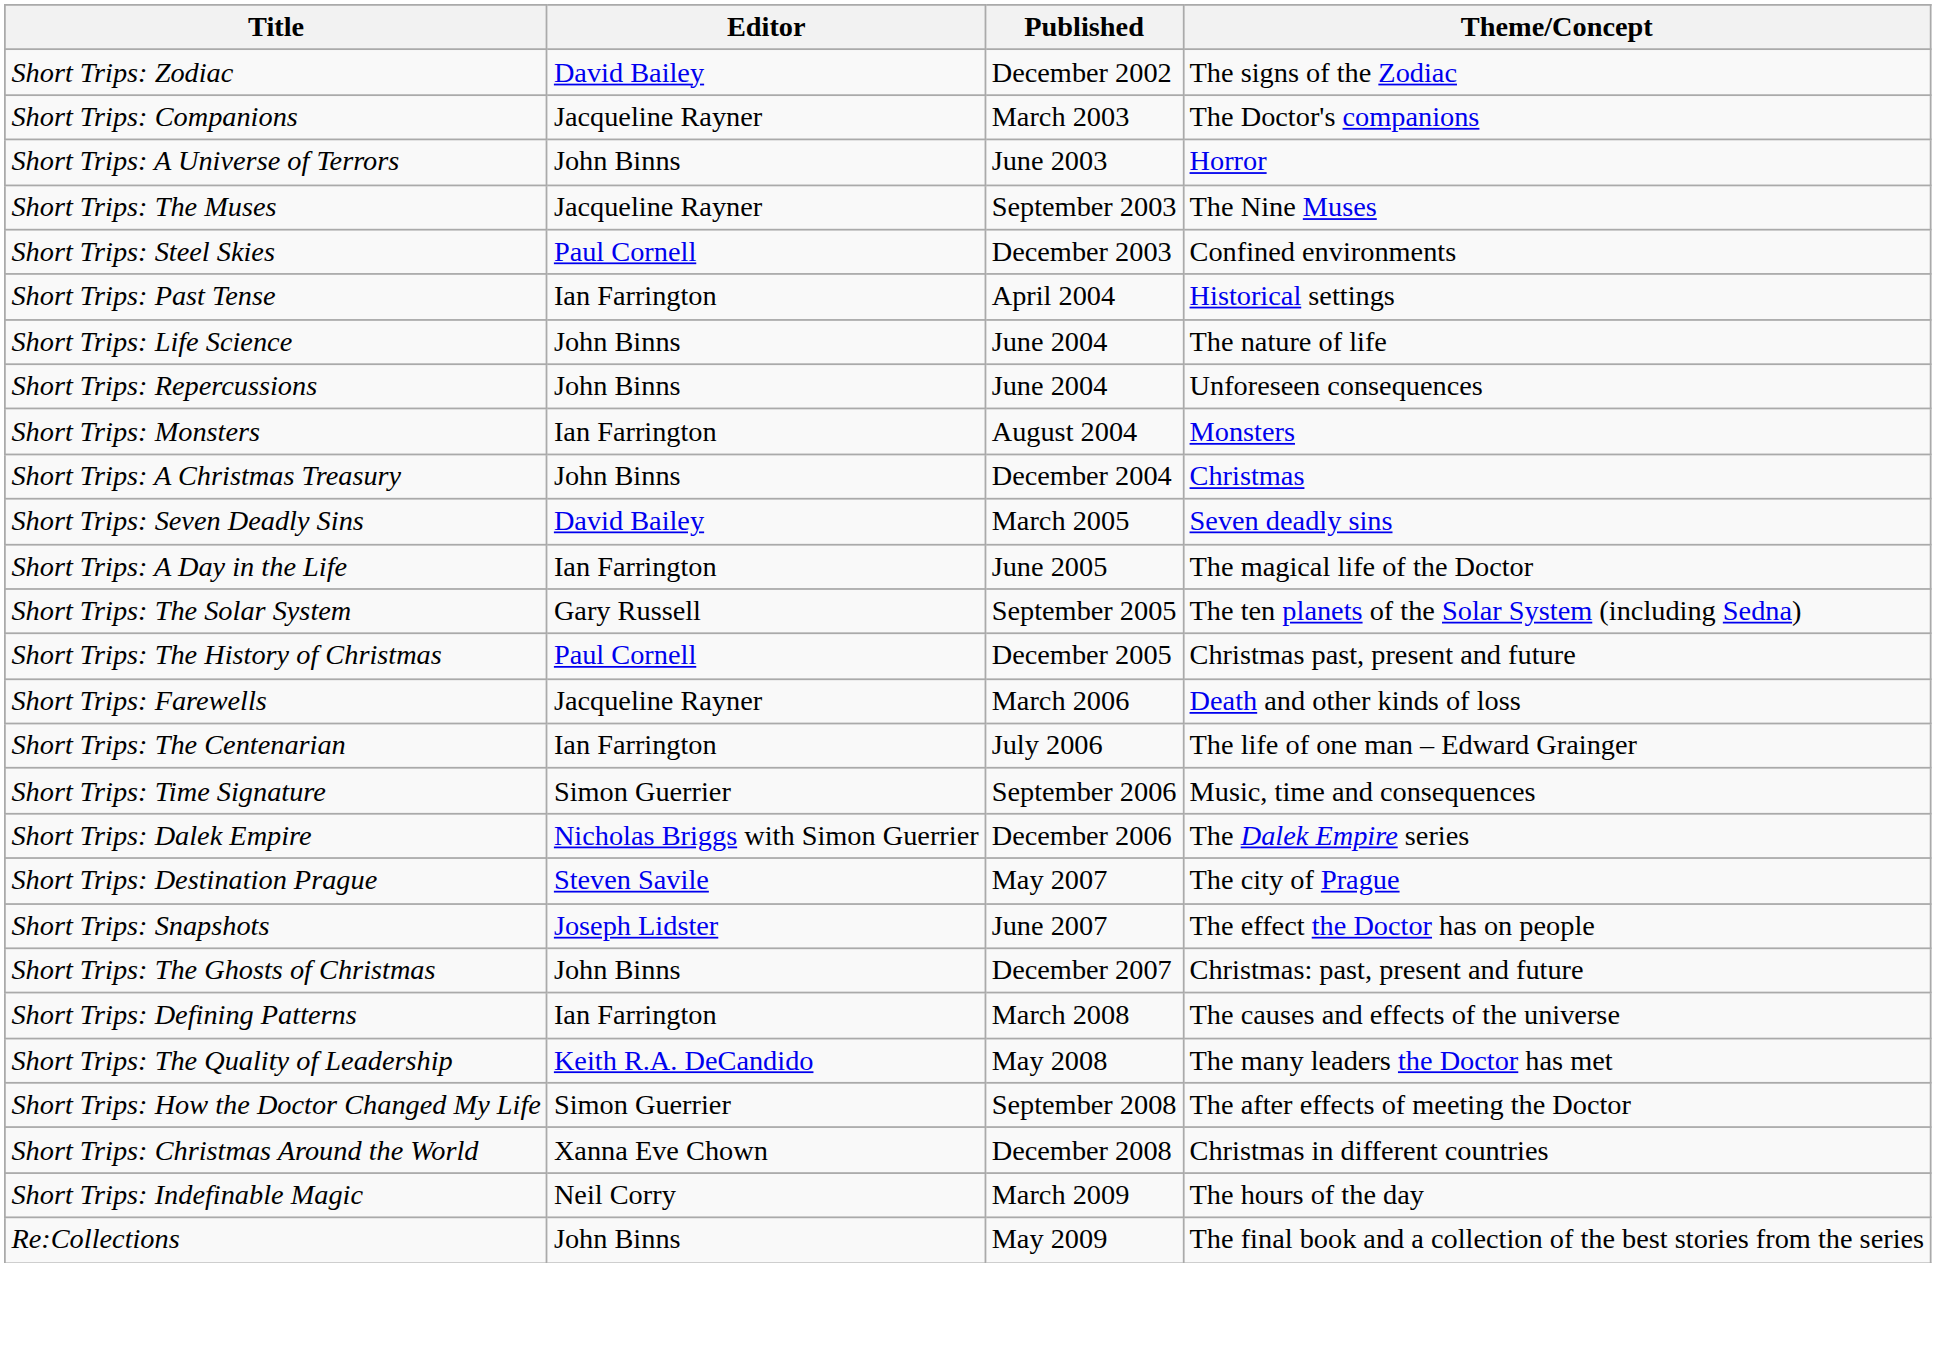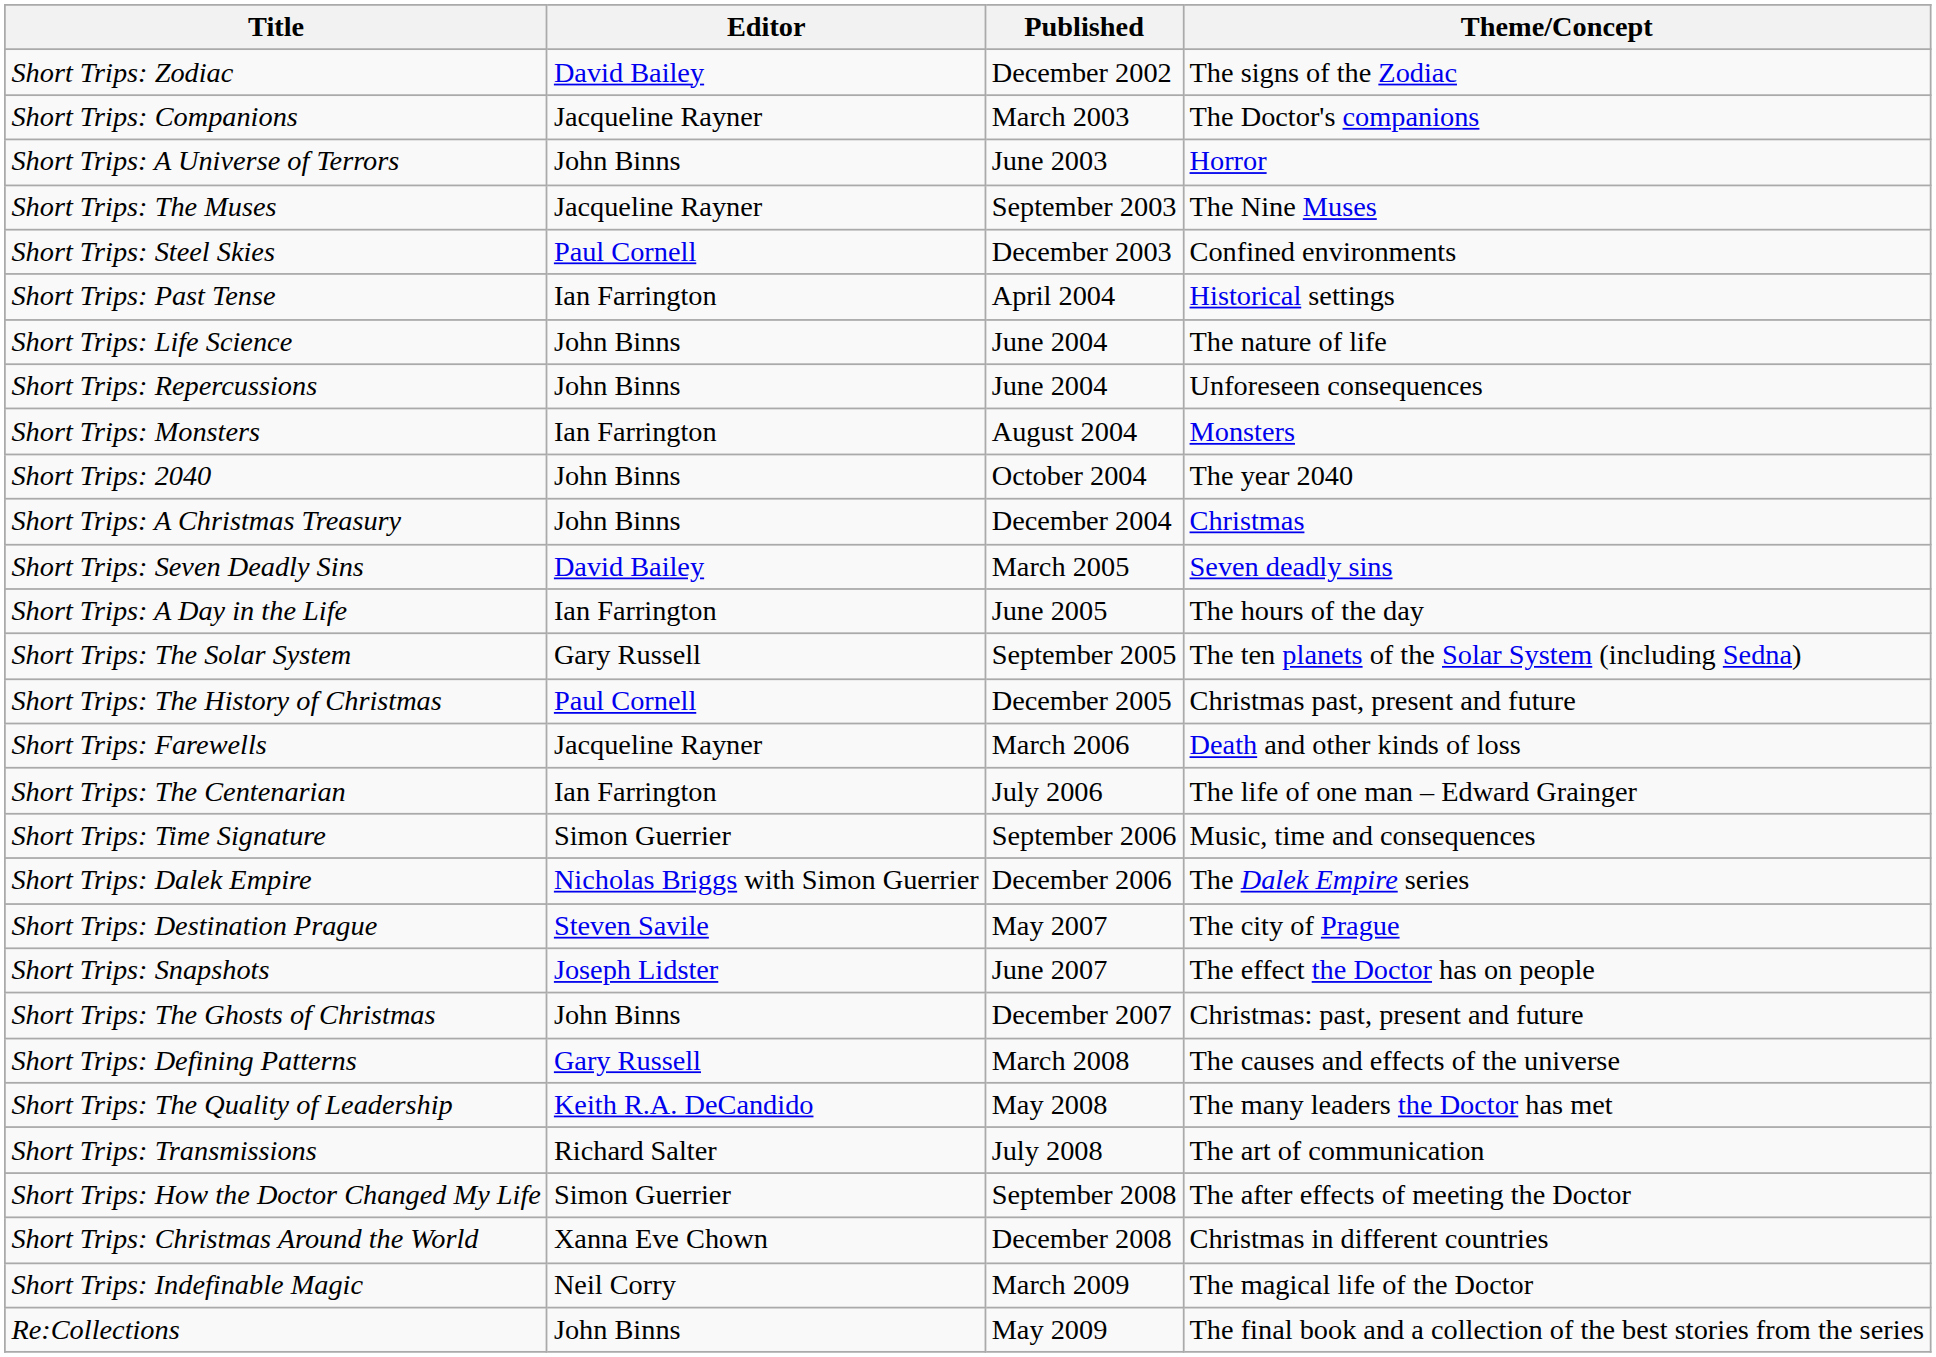+ row: (111, 476)
(1361, 565) The magical life of the Doctor -> (1307, 610) The hours of the day
(635, 1015) Ian Farrington -> (627, 1059) Gary Russell
+ row: (164, 1149)
(1307, 1194) The hours of the day -> (1361, 1284) The magical life of the Doctor
